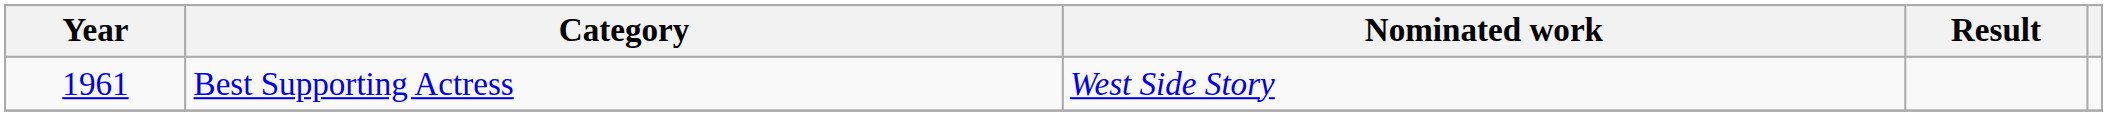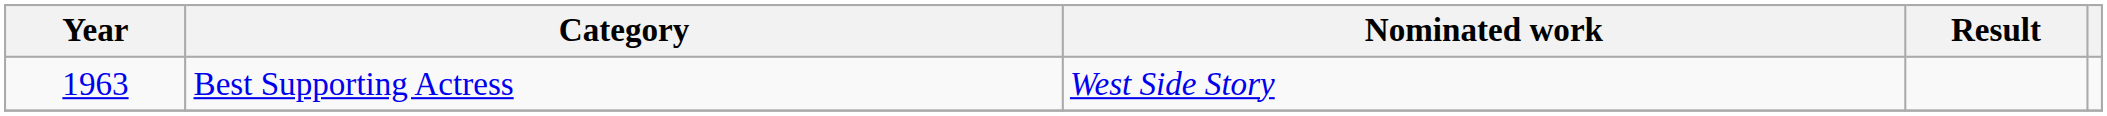(95, 83) 1961 -> (95, 83) 1963
